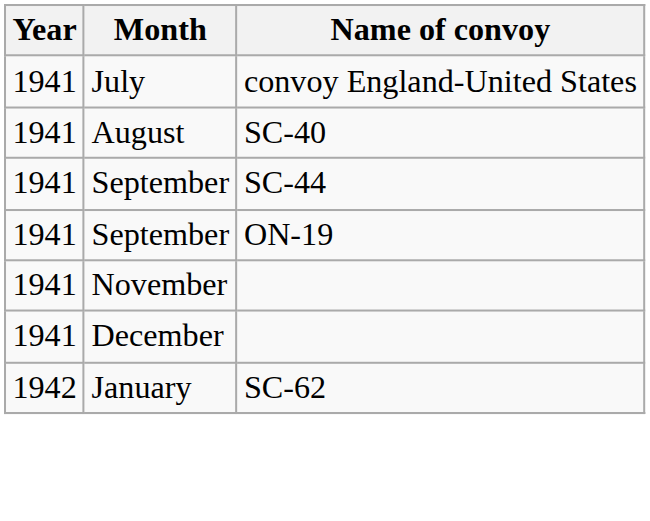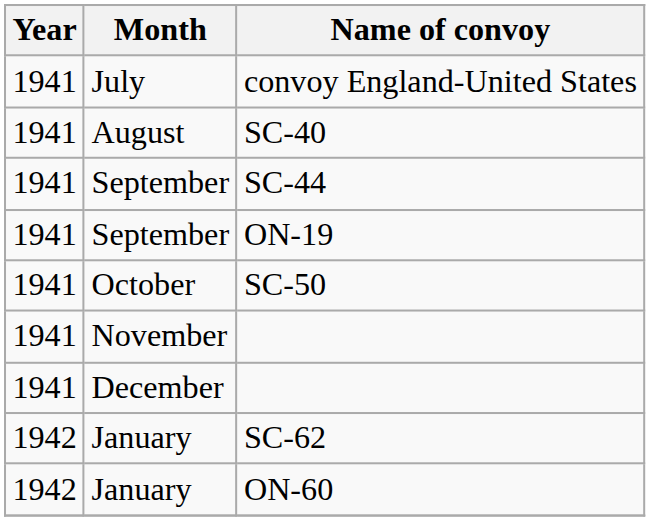+ row: (143, 285)
+ row: (142, 489)
